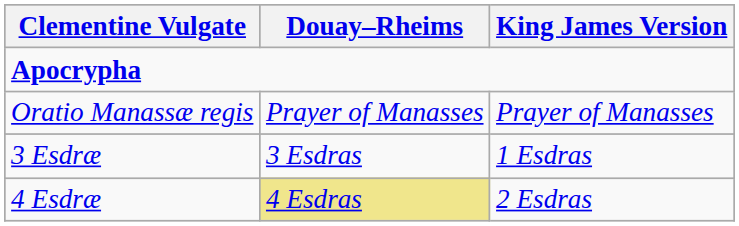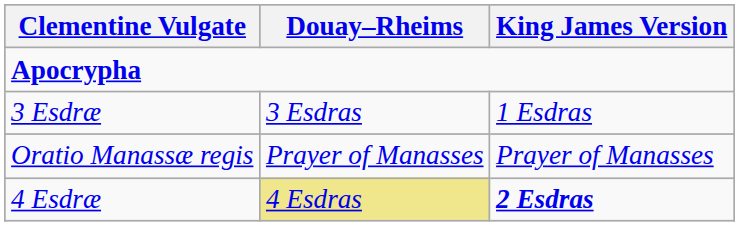rows swapped: (132, 112) <-> (56, 155)
(544, 198) normal -> (545, 198) bold
